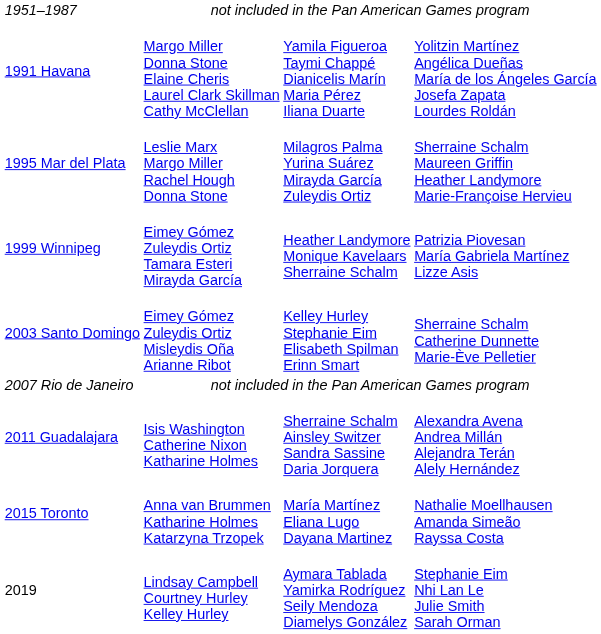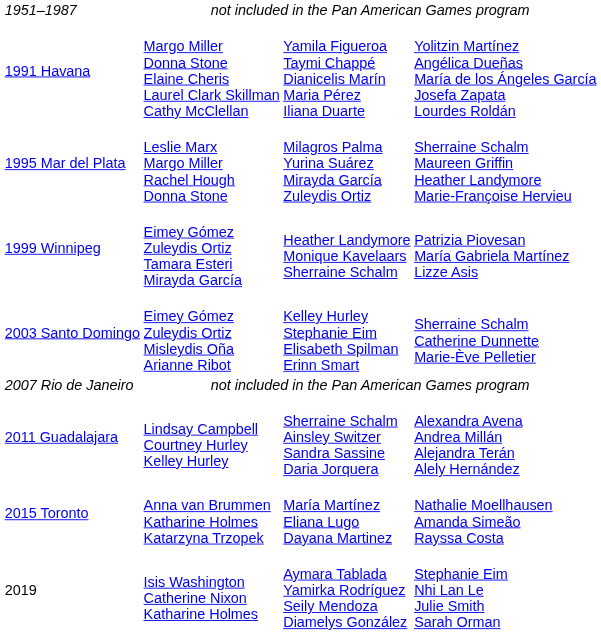(201, 445) Isis Washington Catherine Nixon Katharine Holmes -> (201, 445) Lindsay Campbell Courtney Hurley Kelley Hurley
(201, 598) Lindsay Campbell Courtney Hurley Kelley Hurley -> (201, 598) Isis Washington Catherine Nixon Katharine Holmes
